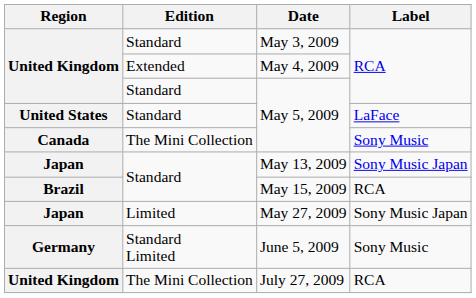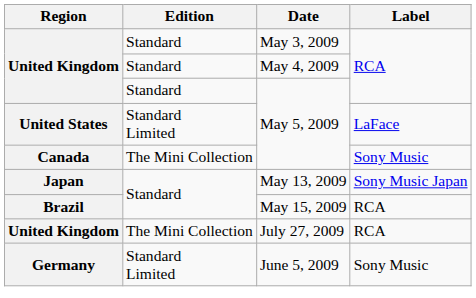(155, 66) Extended -> (154, 66) Standard
(154, 115) Standard -> (154, 123) Standard Limited
- row: (63, 213)
rows swapped: (63, 247) <-> (63, 280)
